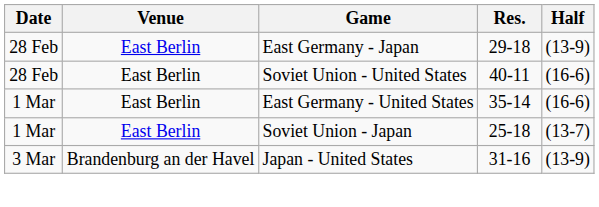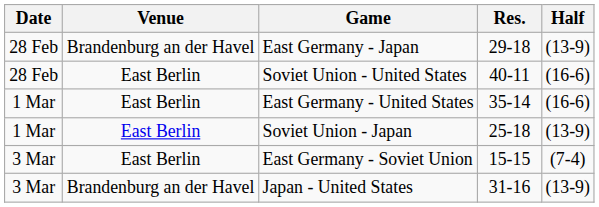(161, 46) East Berlin -> (161, 46) Brandenburg an der Havel
(568, 131) (13-7) -> (568, 131) (13-9)
+ row: (368, 159)
